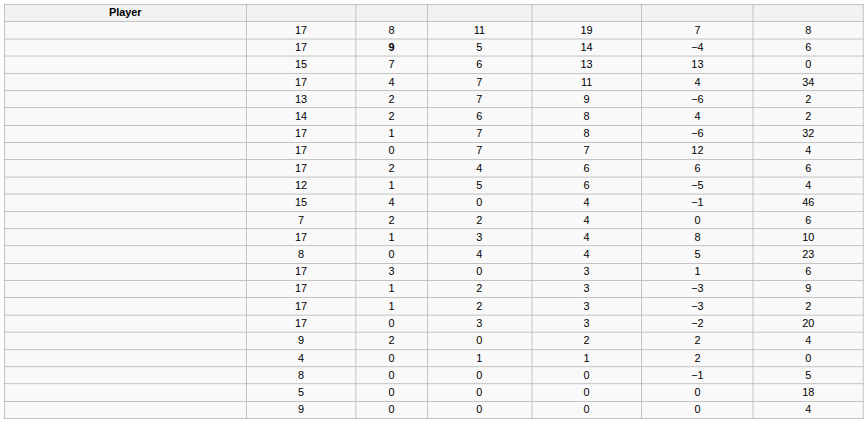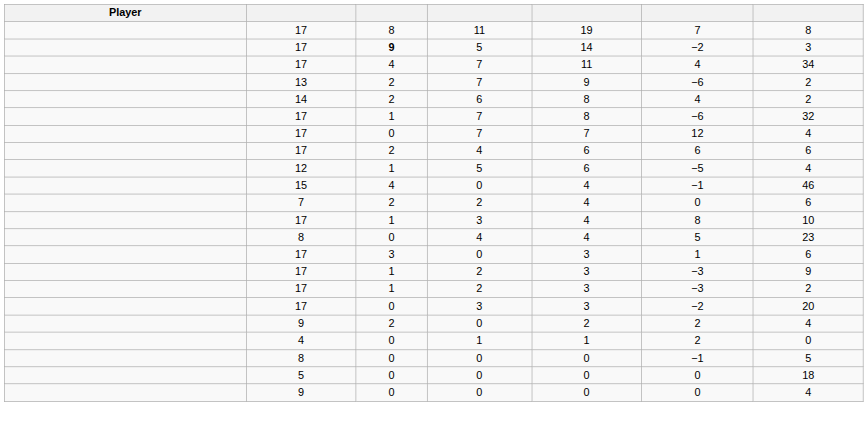(697, 47) −4 -> (697, 47) −2
(808, 47) 6 -> (808, 47) 3
- row: (301, 64)
